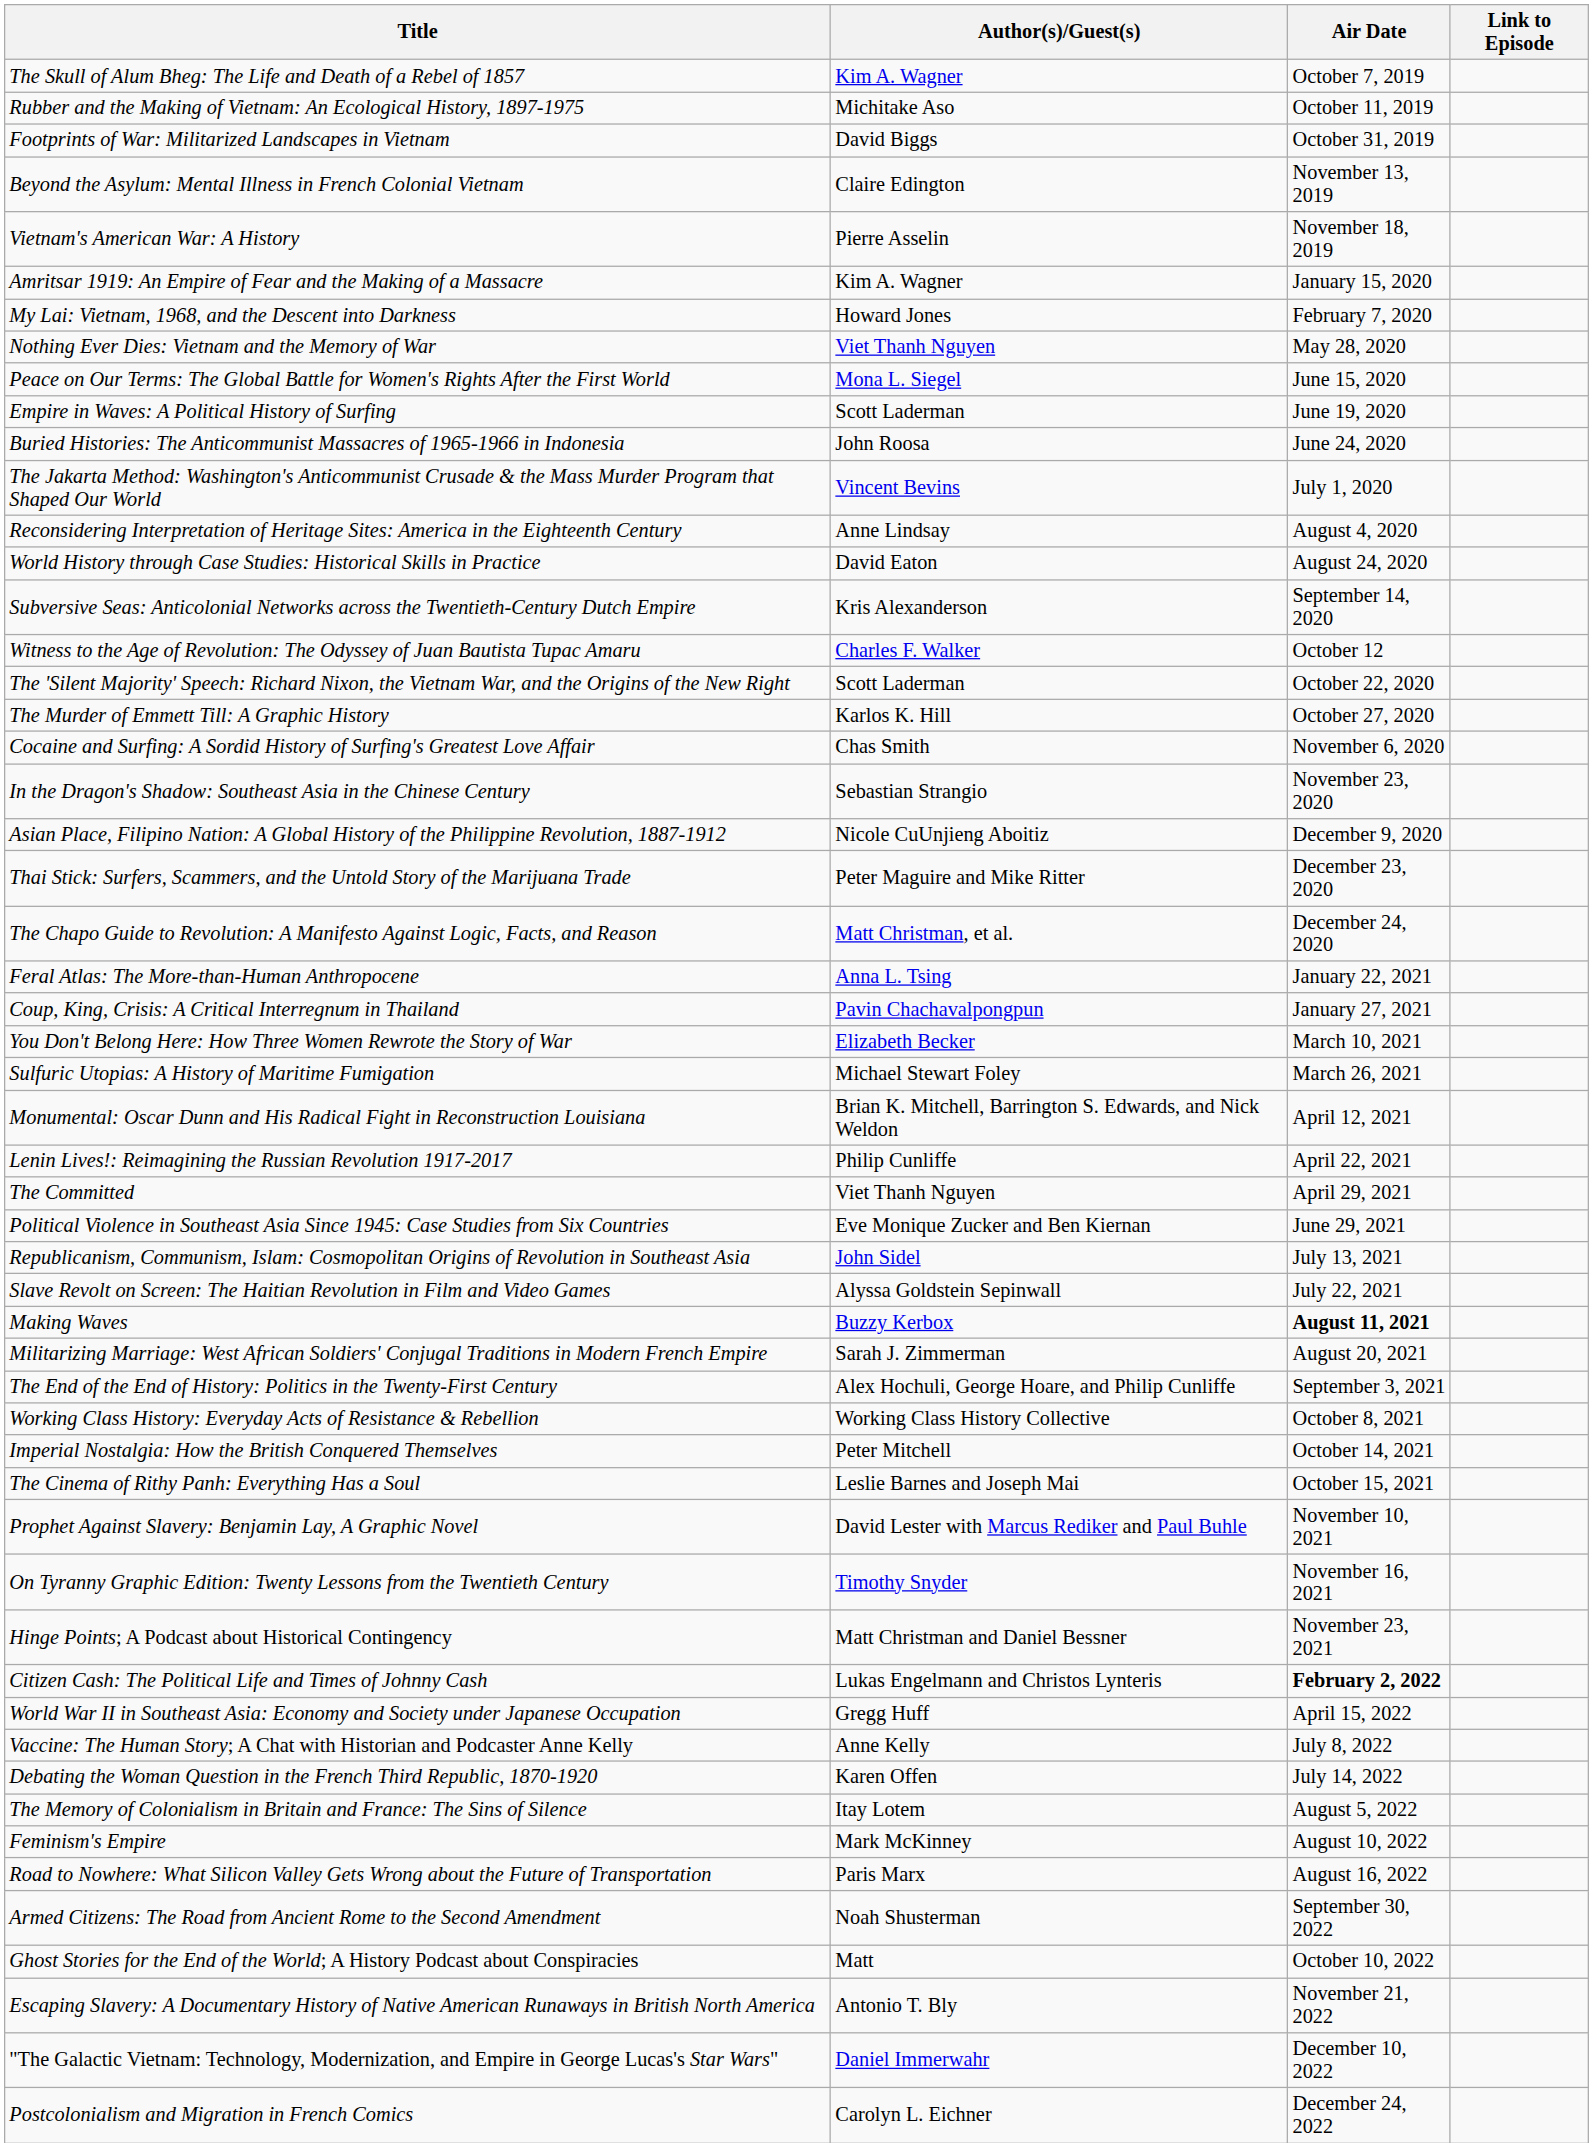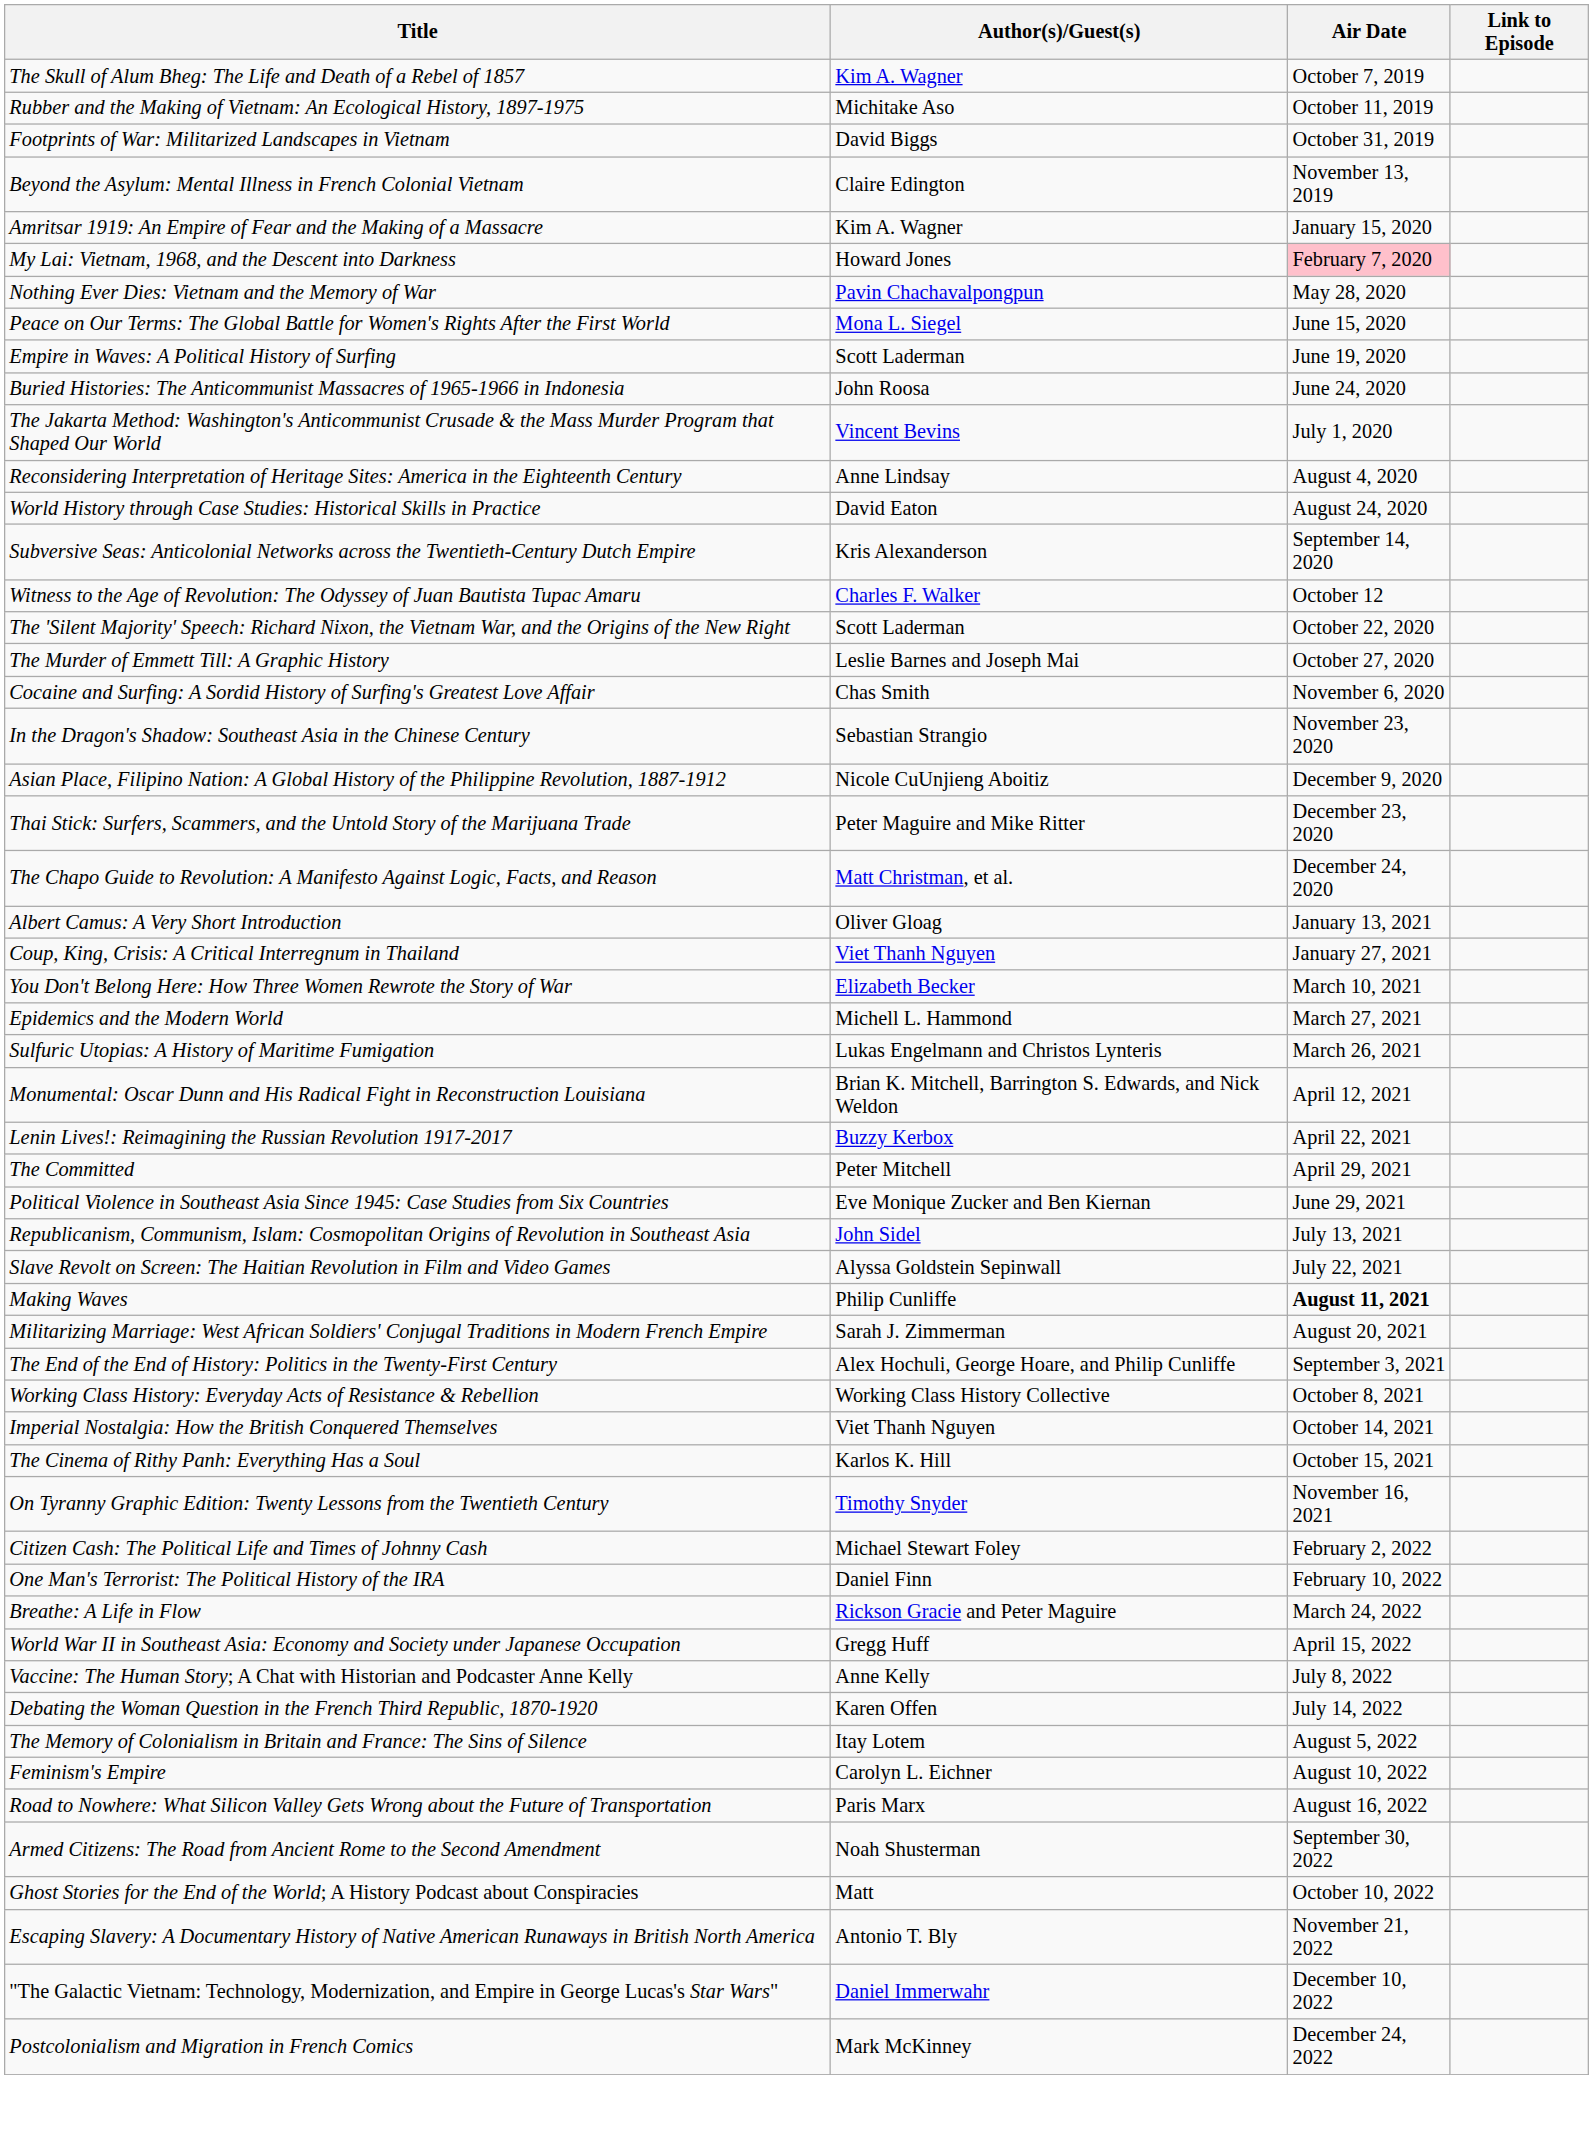- row: (154, 238)
(1362, 314) no background -> (1362, 259) pink background
(915, 347) Viet Thanh Nguyen -> (939, 291) Pavin Chachavalpongpun
(893, 714) Karlos K. Hill -> (957, 659) Leslie Barnes and Joseph Mai
+ row: (175, 921)
- row: (214, 976)
(939, 1009) Pavin Chachavalpongpun -> (915, 954) Viet Thanh Nguyen
+ row: (146, 1018)
(928, 1073) Michael Stewart Foley -> (998, 1050) Lukas Engelmann and Christos Lynteris
(896, 1160) Philip Cunliffe -> (894, 1138) Buzzy Kerbox
(915, 1193) Viet Thanh Nguyen -> (893, 1170) Peter Mitchell
(894, 1322) Buzzy Kerbox -> (896, 1299) Philip Cunliffe
(893, 1450) Peter Mitchell -> (915, 1428) Viet Thanh Nguyen
(957, 1483) Leslie Barnes and Joseph Mai -> (893, 1460) Karlos K. Hill
- row: (244, 1526)
- row: (231, 1637)
(998, 1680) Lukas Engelmann and Christos Lynteris -> (928, 1547) Michael Stewart Foley
(1367, 1680) bold -> (1362, 1547) normal
+ row: (227, 1579)
+ row: (105, 1612)
(903, 1841) Mark McKinney -> (914, 1773) Carolyn L. Eichner
(914, 2115) Carolyn L. Eichner -> (903, 2046) Mark McKinney
